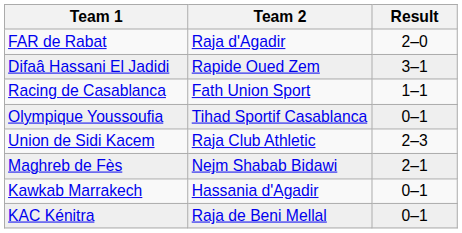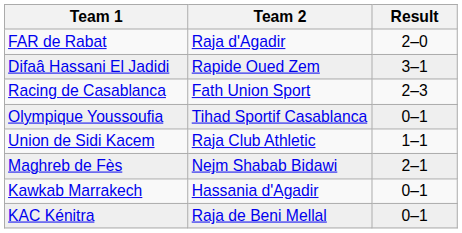(415, 91) 1–1 -> (415, 91) 2–3
(415, 141) 2–3 -> (415, 141) 1–1
